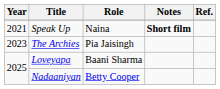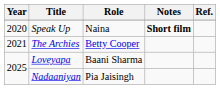(17, 28) 2021 -> (17, 28) 2020
(17, 44) 2023 -> (17, 44) 2021
(110, 44) Pia Jaisingh -> (112, 44) Betty Cooper
(112, 76) Betty Cooper -> (110, 76) Pia Jaisingh
